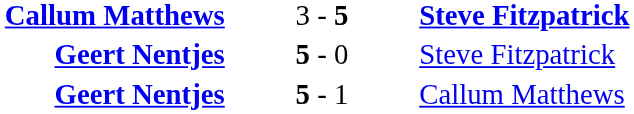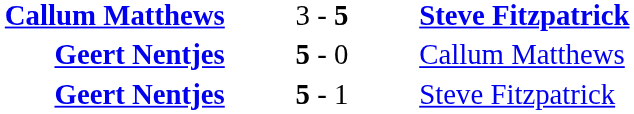(517, 54) Steve Fitzpatrick -> (522, 54) Callum Matthews
(522, 94) Callum Matthews -> (517, 94) Steve Fitzpatrick
